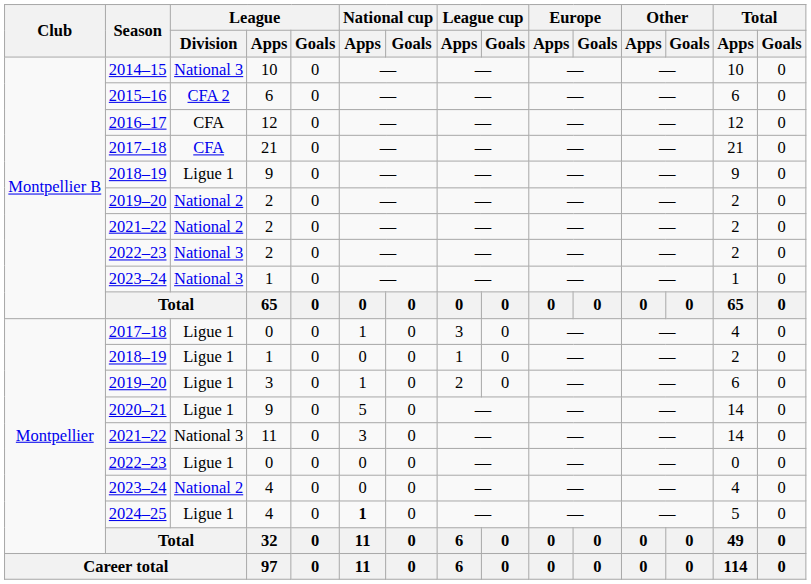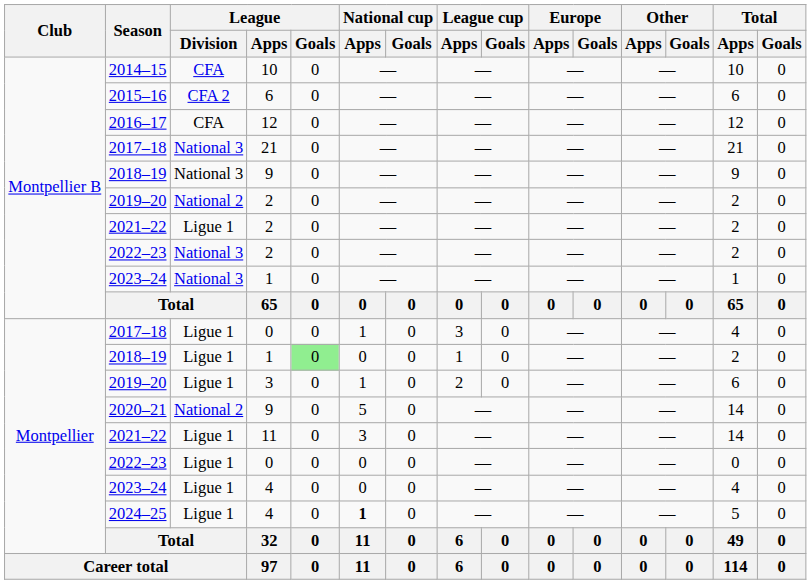(209, 69) National 3 -> (209, 69) CFA
(209, 148) CFA -> (209, 148) National 3
(209, 174) Ligue 1 -> (209, 174) National 3
(209, 226) National 2 -> (209, 226) Ligue 1
(315, 357) no background -> (315, 357) lightgreen background
(209, 409) Ligue 1 -> (209, 409) National 2
(209, 435) National 3 -> (209, 435) Ligue 1
(209, 488) National 2 -> (209, 488) Ligue 1
